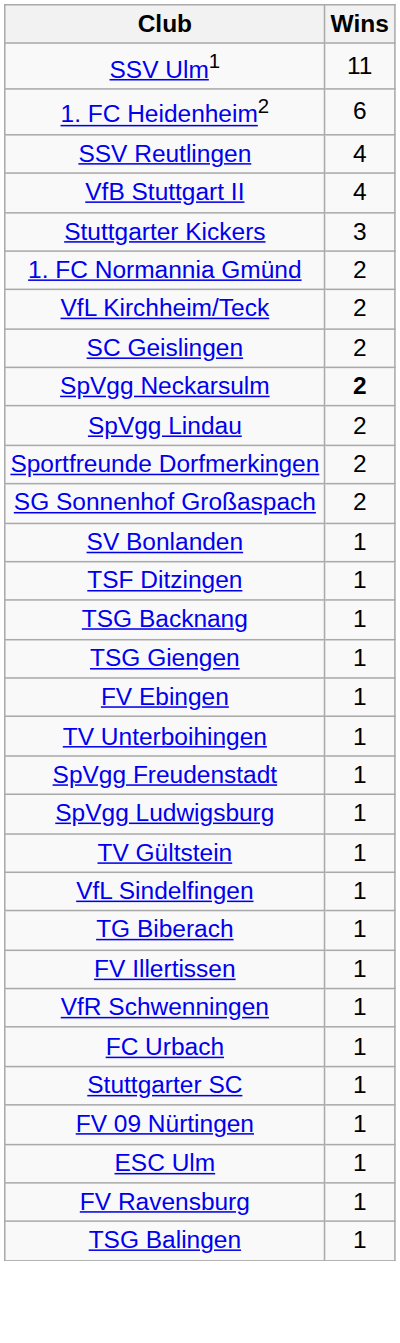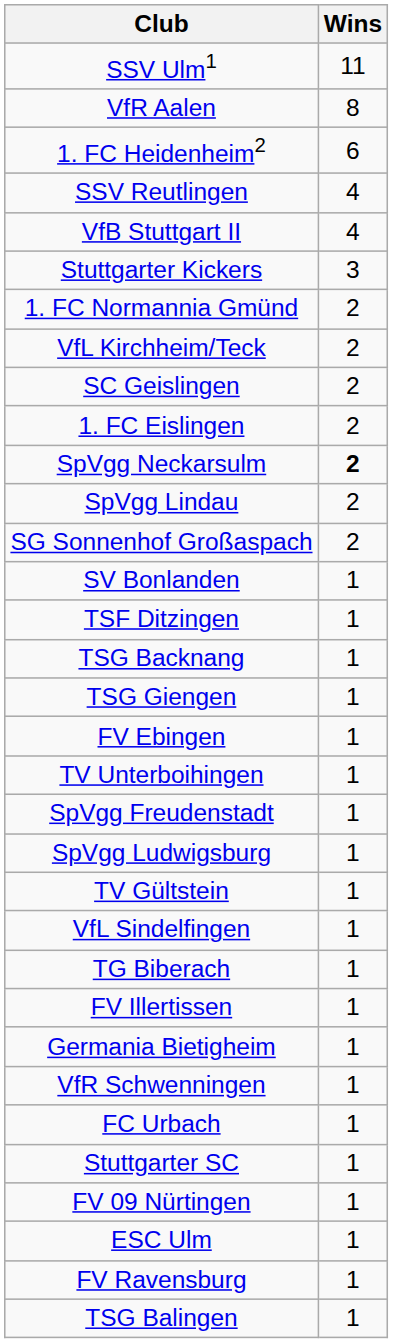+ row: (161, 108)
+ row: (161, 425)
- row: (165, 464)
+ row: (161, 1046)
